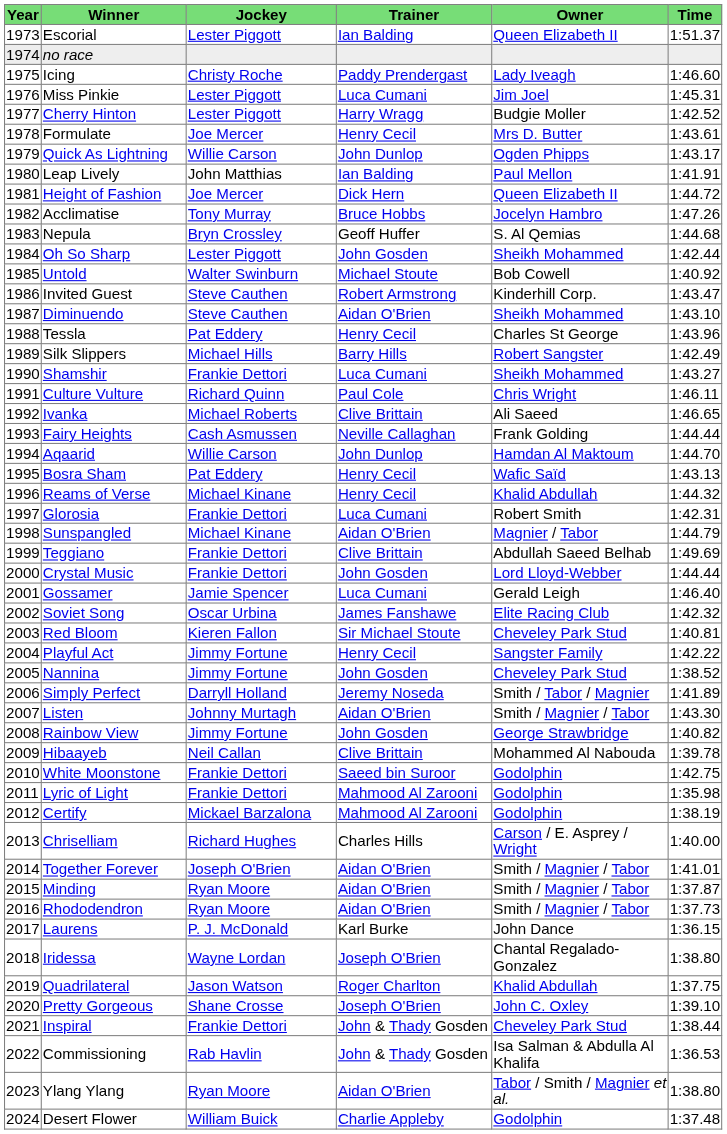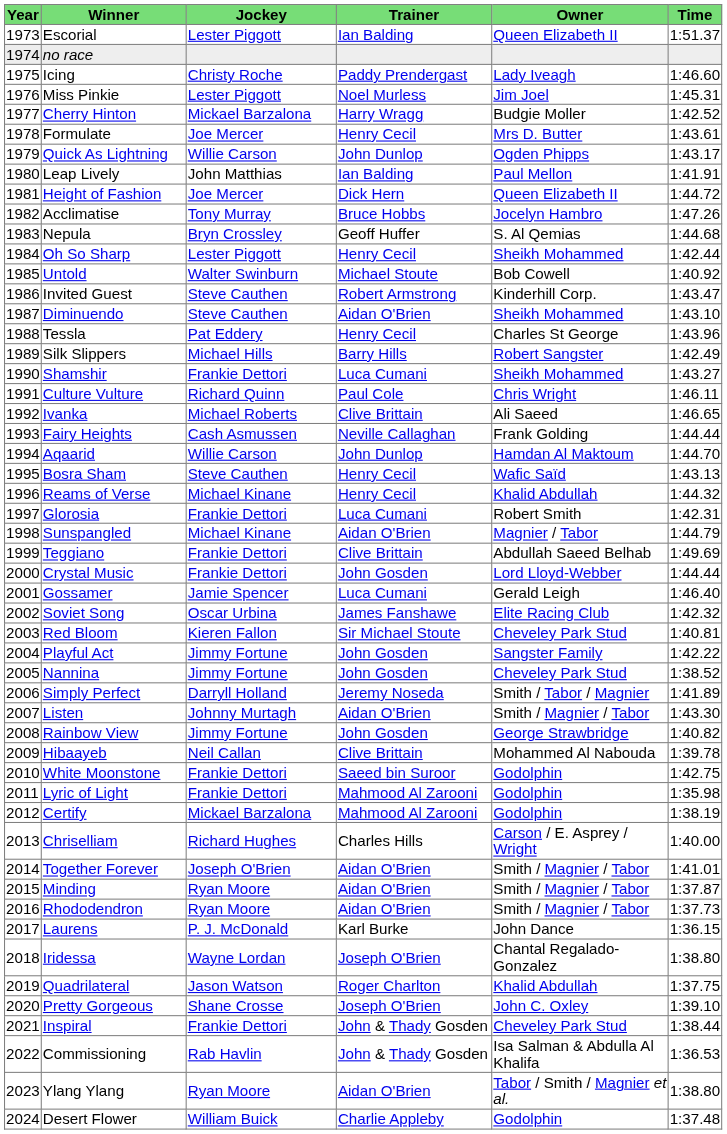(382, 94) Luca Cumani -> (382, 94) Noel Murless
(234, 114) Lester Piggott -> (249, 114) Mickael Barzalona
(383, 254) John Gosden -> (377, 254) Henry Cecil
(225, 473) Pat Eddery -> (238, 473) Steve Cauthen
(377, 653) Henry Cecil -> (383, 653) John Gosden
